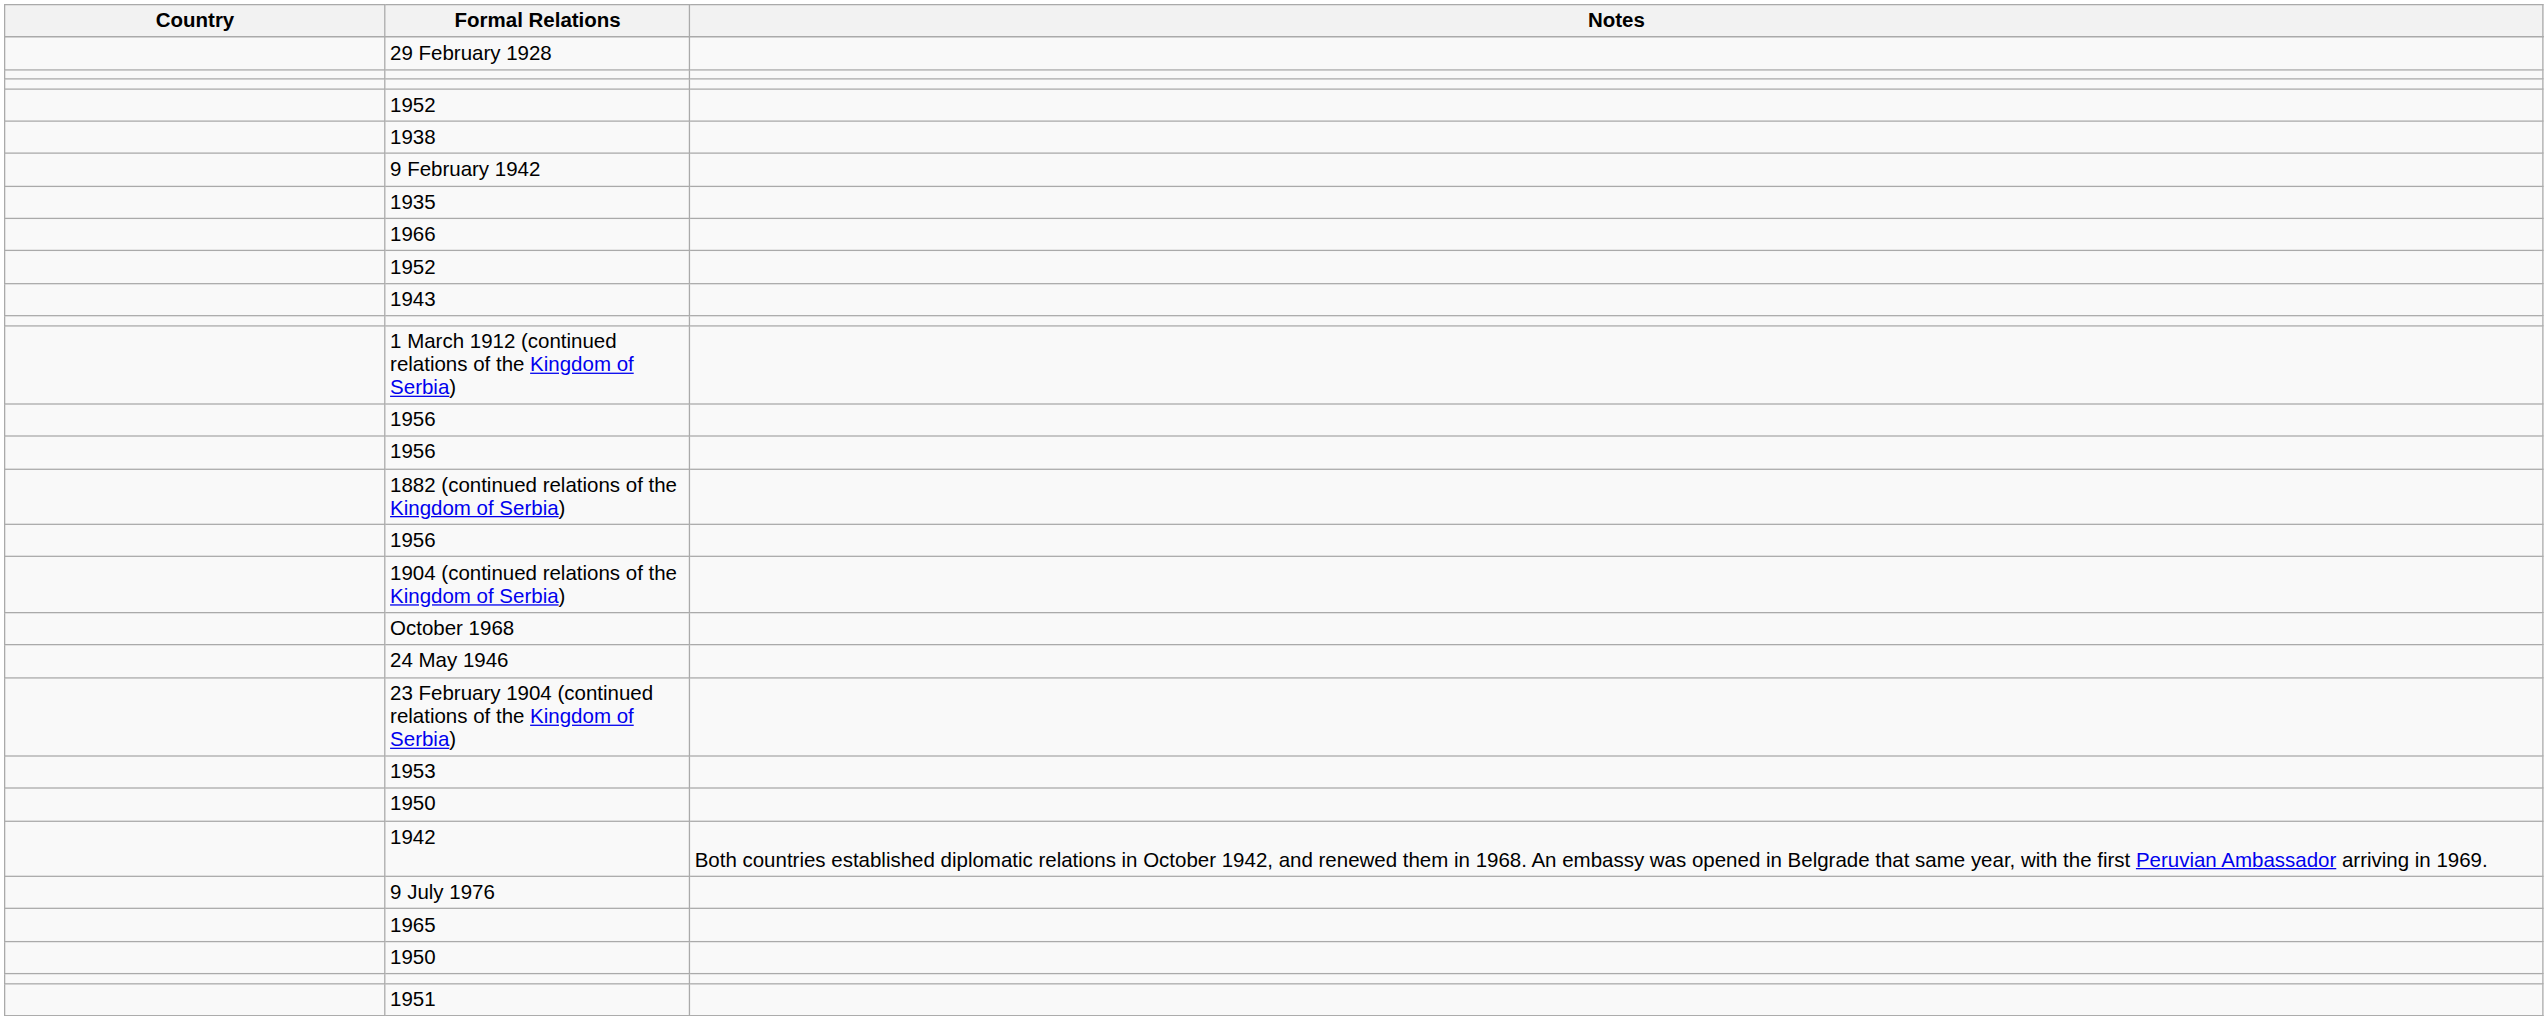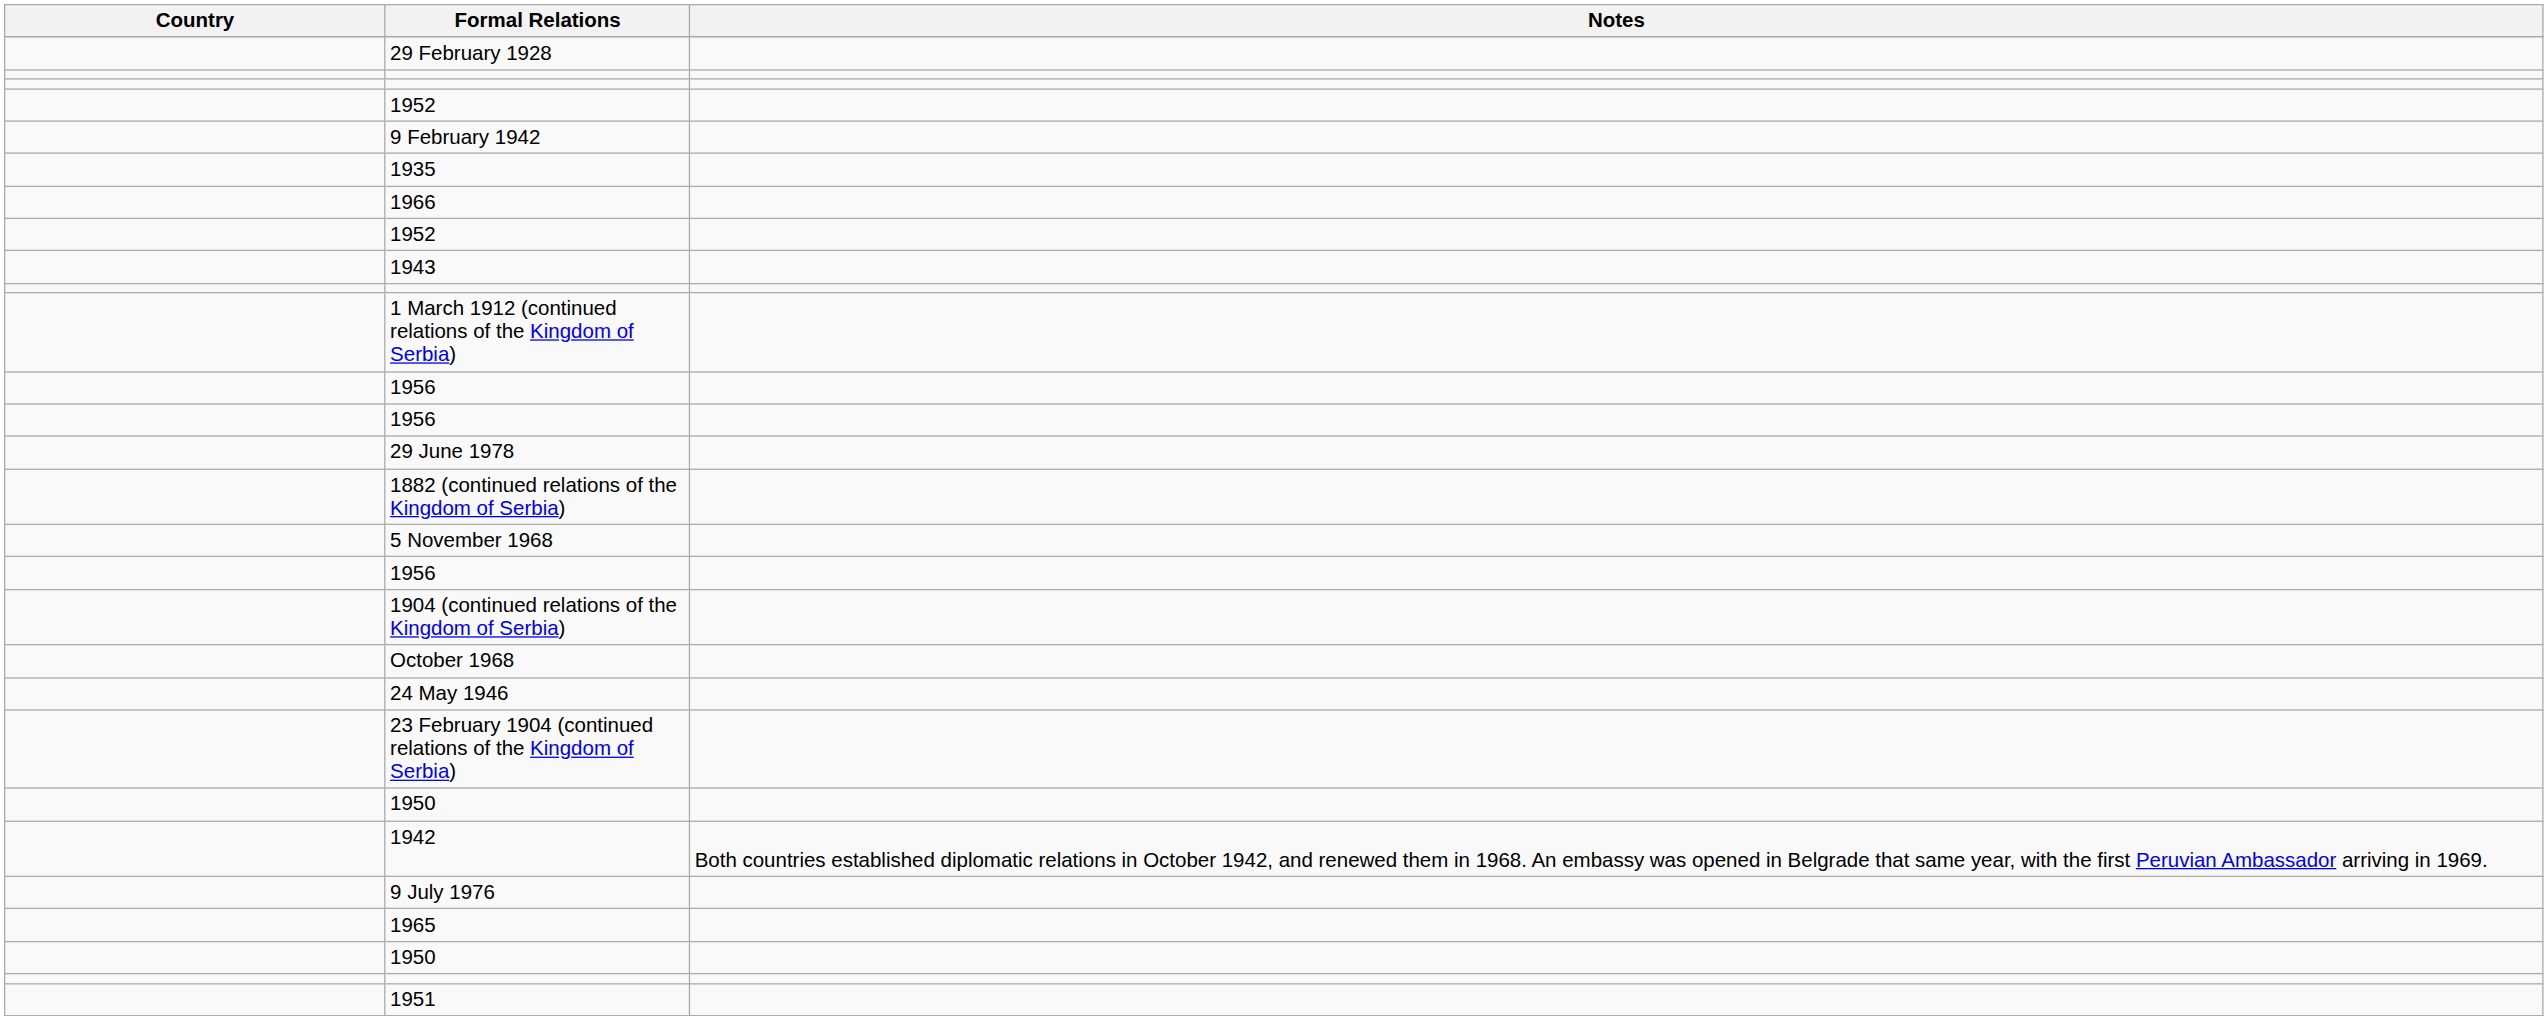- row: (413, 137)
+ row: (452, 452)
+ row: (471, 540)
- row: (413, 771)
